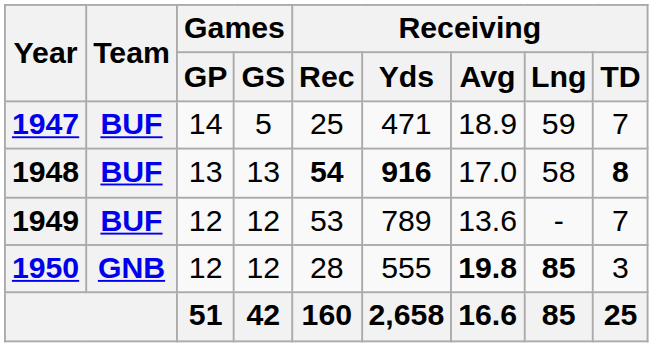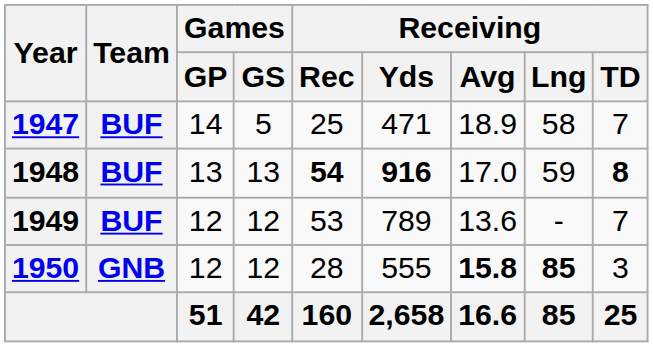(559, 124) 59 -> (559, 124) 58
(559, 172) 58 -> (559, 172) 59
(488, 268) 19.8 -> (488, 268) 15.8
